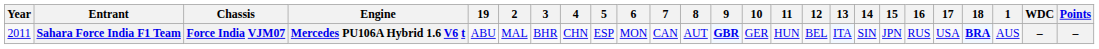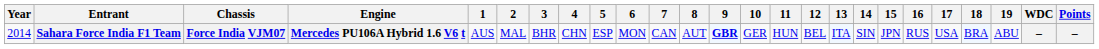columns swapped: (1008, 13) <-> (483, 13)
(19, 33) 2011 -> (19, 33) 2014
(978, 33) bold -> (976, 33) normal
